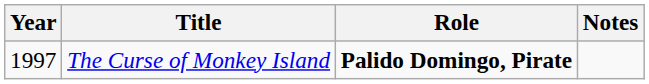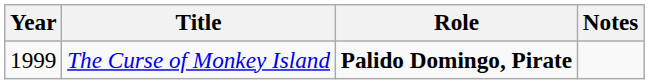(33, 59) 1997 -> (33, 59) 1999
